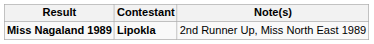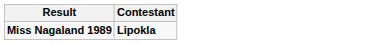- column: (273, 13)
